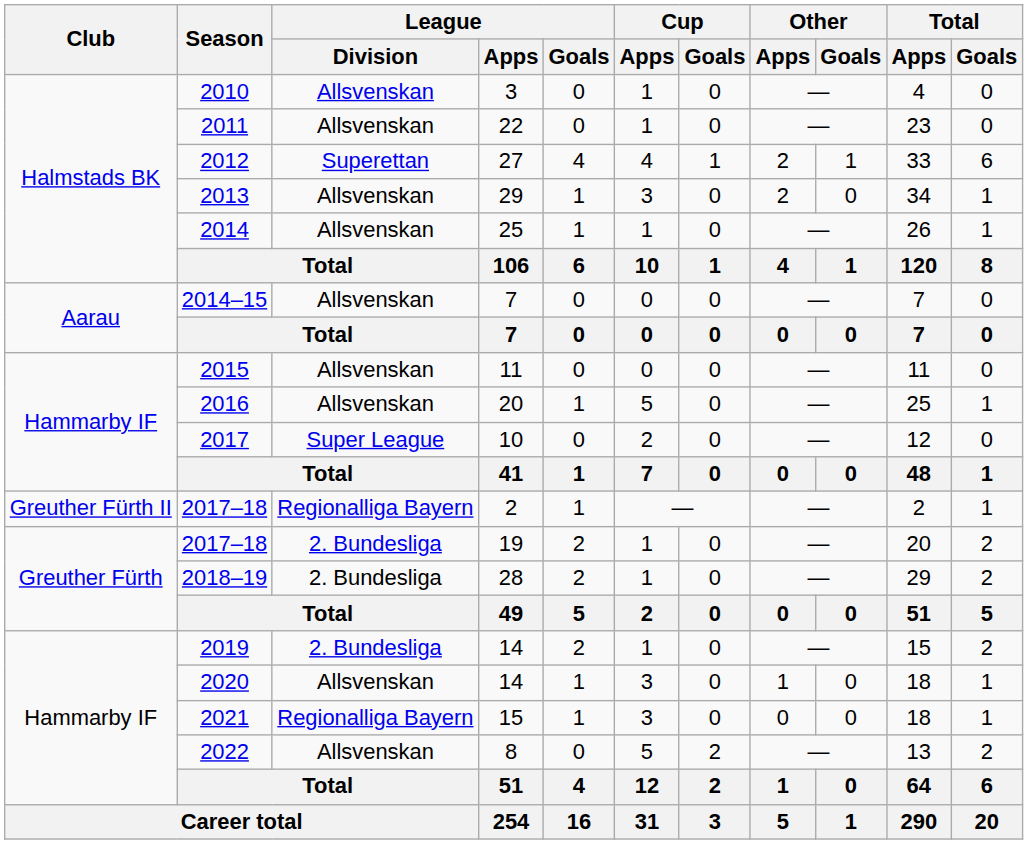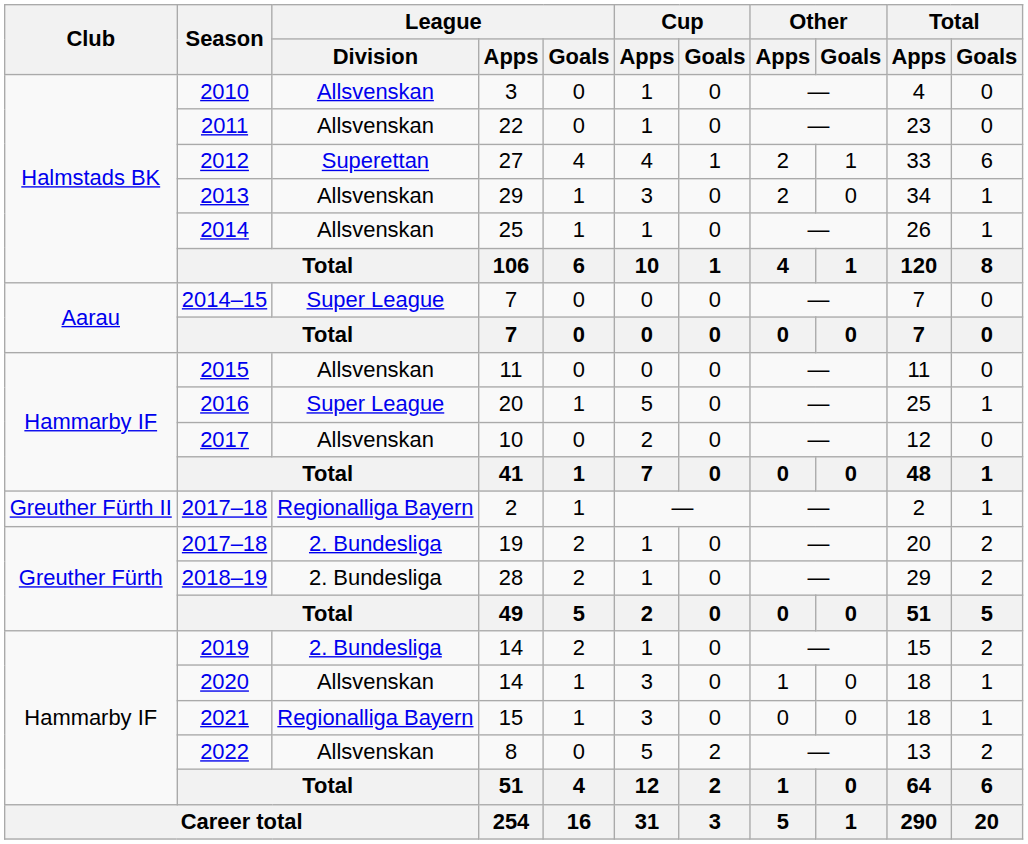(375, 299) Allsvenskan -> (375, 299) Super League
(375, 404) Allsvenskan -> (375, 404) Super League
(375, 439) Super League -> (375, 439) Allsvenskan
